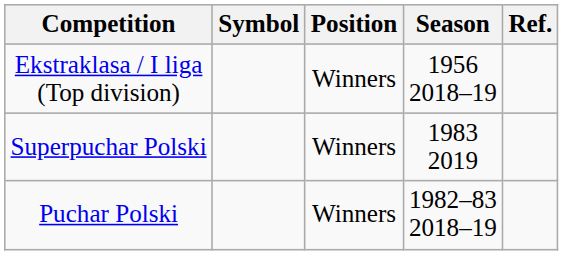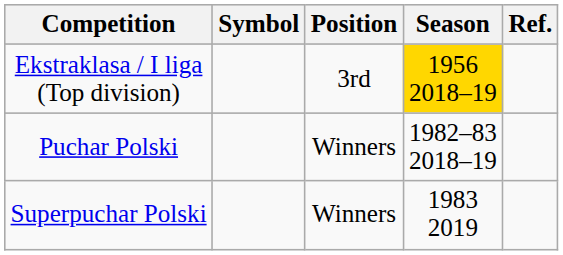(354, 78) Winners -> (354, 78) 3rd
(453, 78) no background -> (453, 78) gold background
rows swapped: (109, 214) <-> (109, 146)
